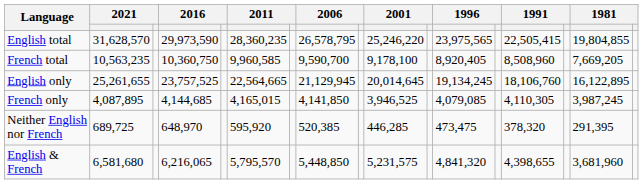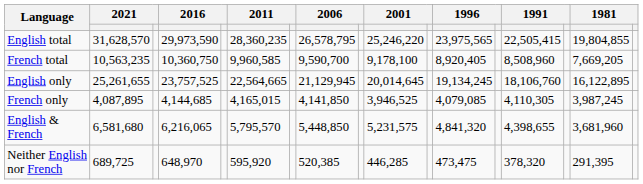rows swapped: (33, 161) <-> (47, 127)
